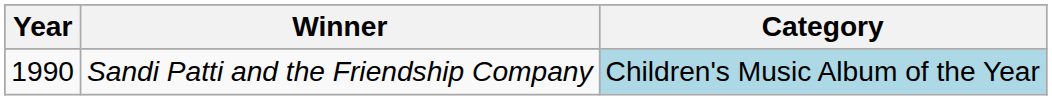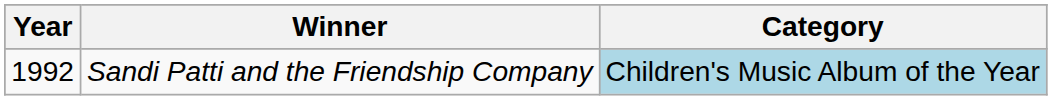(43, 71) 1990 -> (43, 71) 1992
